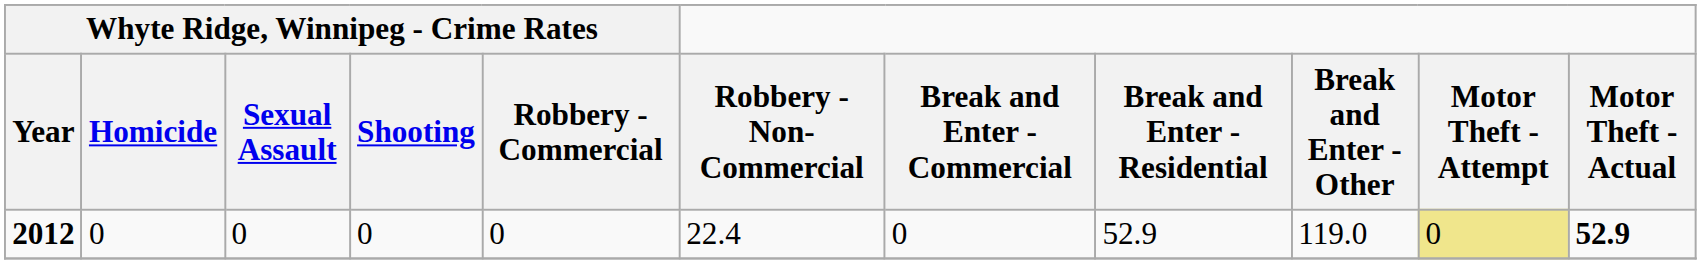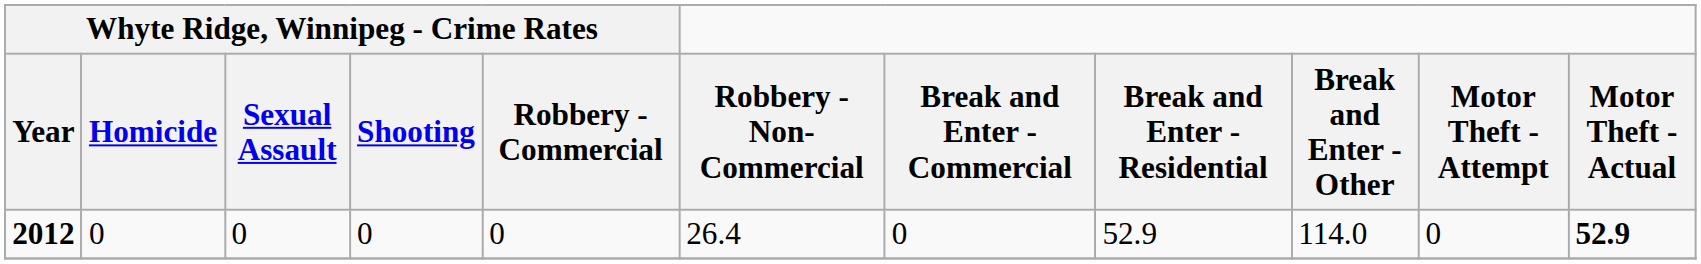(713, 233) 22.4 -> (713, 233) 26.4
(1333, 233) 119.0 -> (1333, 233) 114.0
(1433, 233) khaki background -> (1433, 233) no background
